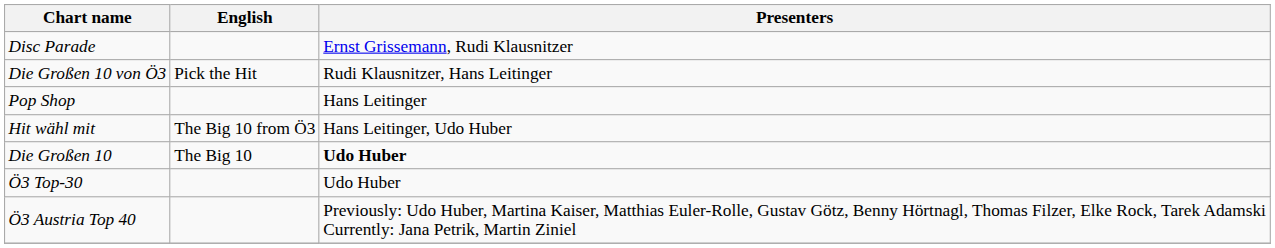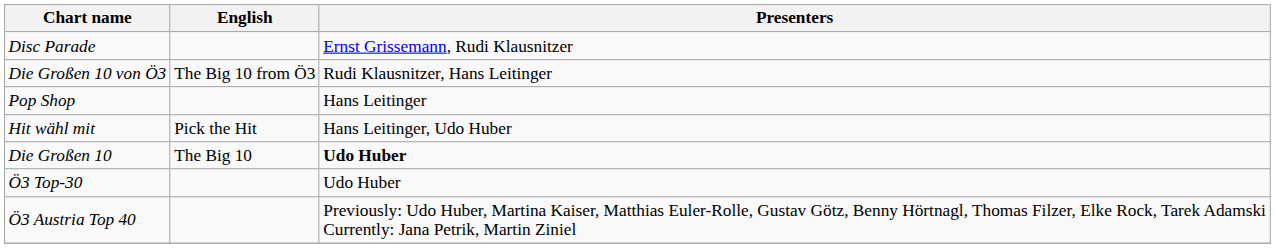(215, 73) Pick the Hit -> (245, 73) The Big 10 from Ö3
(245, 127) The Big 10 from Ö3 -> (215, 127) Pick the Hit
